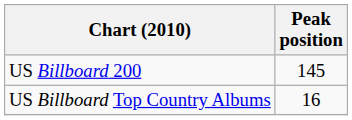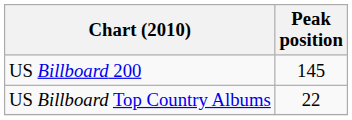(311, 99) 16 -> (311, 99) 22
